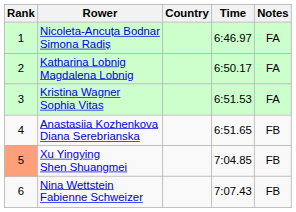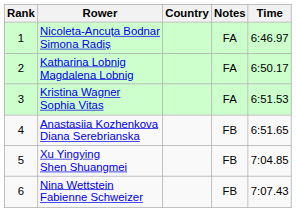columns swapped: (233, 13) <-> (273, 13)
(21, 161) lightsalmon background -> (21, 161) no background
